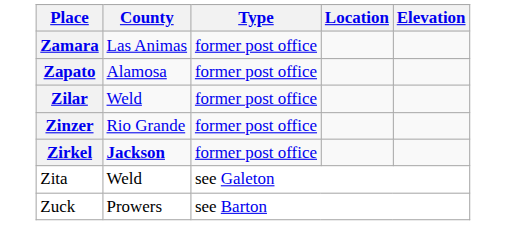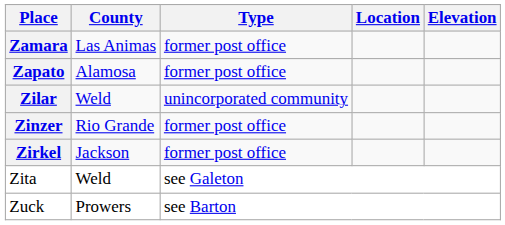(256, 98) former post office -> (256, 98) unincorporated community
(136, 152) bold -> (102, 152) normal
